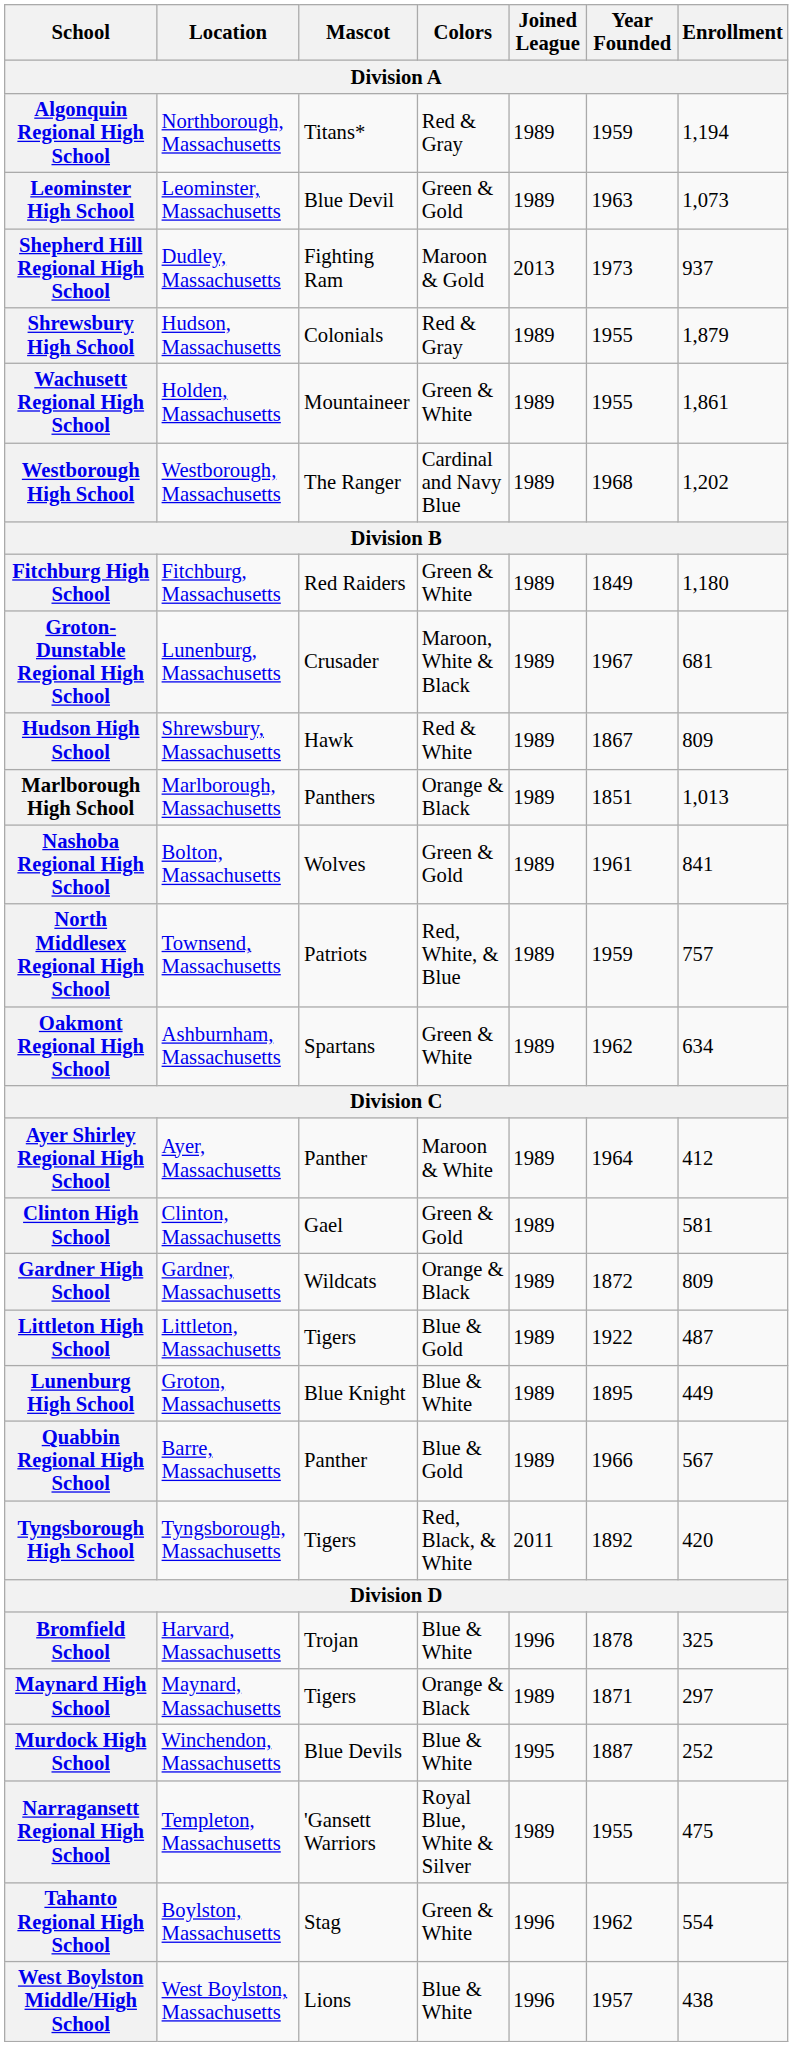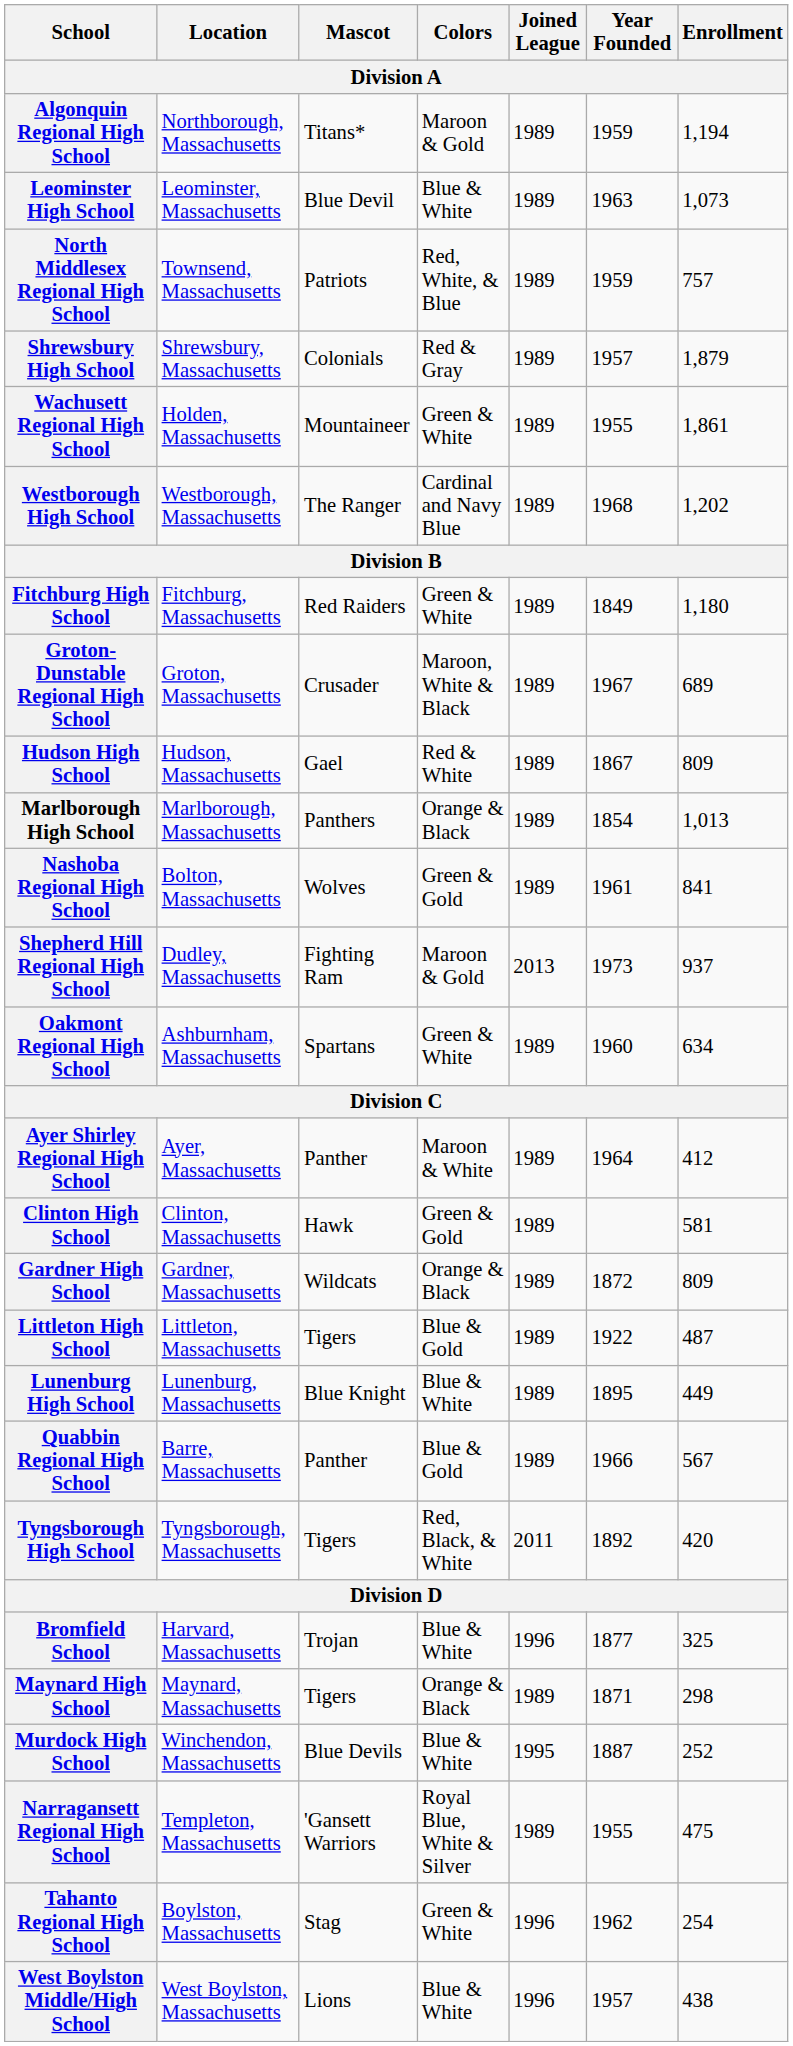(449, 132) Red & Gray -> (454, 132) Maroon & Gold
(457, 200) Green & Gold -> (452, 200) Blue & White
rows swapped: (81, 267) <-> (81, 955)
(221, 335) Hudson, Massachusetts -> (221, 358) Shrewsbury, Massachusetts
(612, 335) 1955 -> (612, 358) 1957
(221, 661) Lunenburg, Massachusetts -> (221, 684) Groton, Massachusetts
(698, 661) 681 -> (698, 684) 689
(221, 740) Shrewsbury, Massachusetts -> (221, 764) Hudson, Massachusetts
(329, 740) Hawk -> (324, 764) Gael
(612, 796) 1851 -> (612, 820) 1854
(612, 1045) 1962 -> (612, 1045) 1960
(324, 1225) Gael -> (329, 1225) Hawk
(221, 1393) Groton, Massachusetts -> (221, 1393) Lunenburg, Massachusetts
(612, 1640) 1878 -> (612, 1640) 1877
(698, 1696) 297 -> (698, 1696) 298
(698, 1922) 554 -> (698, 1922) 254
